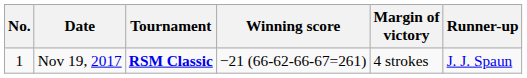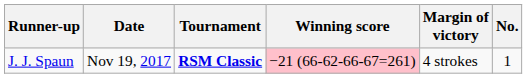columns swapped: (19, 26) <-> (483, 26)
(293, 60) no background -> (342, 60) pink background
